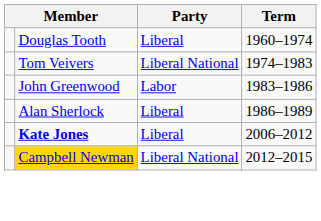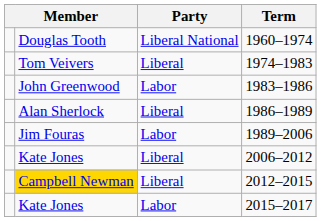(162, 39) Liberal -> (190, 39) Liberal National
(190, 63) Liberal National -> (162, 63) Liberal
+ row: (279, 134)
(53, 134) bold -> (51, 157) normal
(190, 157) Liberal National -> (162, 181) Liberal
+ row: (279, 205)
